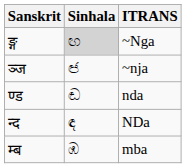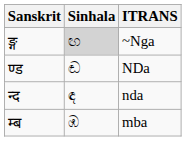- row: (17, 69)
(133, 95) nda -> (136, 68) NDa
(136, 122) NDa -> (133, 95) nda
